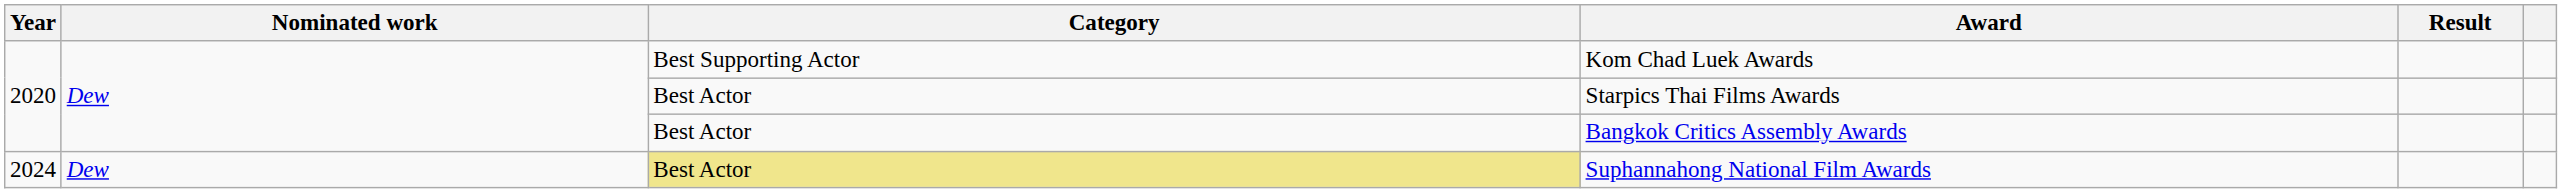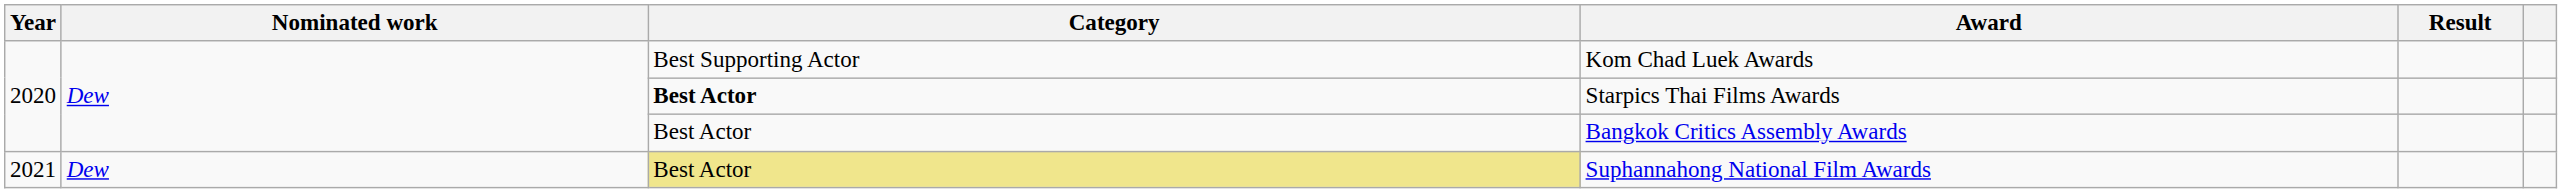(702, 95) normal -> (705, 95) bold
(33, 168) 2024 -> (33, 168) 2021
